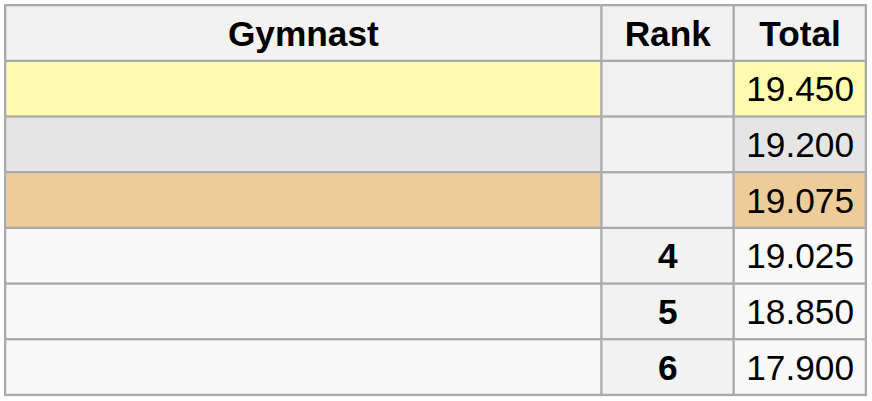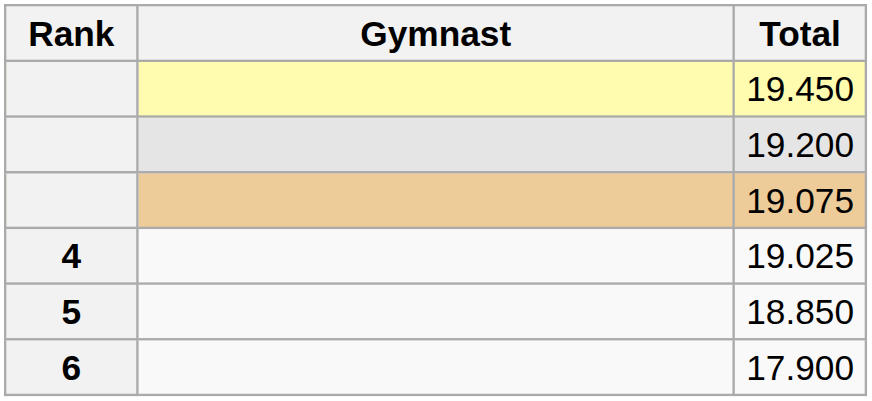columns swapped: (668, 33) <-> (303, 33)
